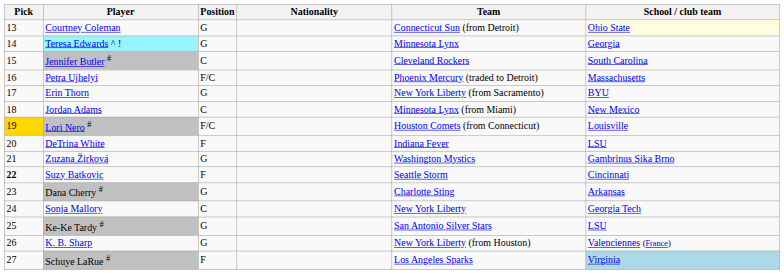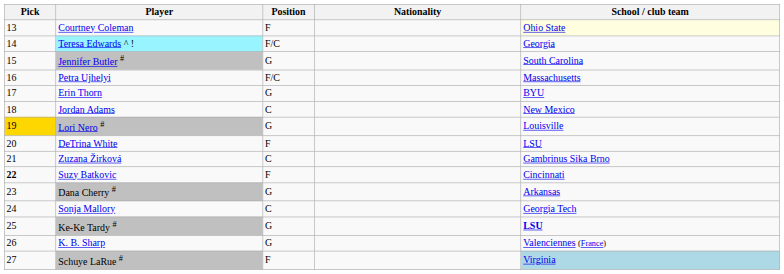- column: (489, 12)
(204, 28) G -> (268, 28) F
(204, 43) G -> (272, 43) F/C
(204, 60) C -> (269, 60) G
(208, 126) F/C -> (269, 126) G
(204, 159) G -> (268, 159) C
(597, 226) normal -> (533, 226) bold
